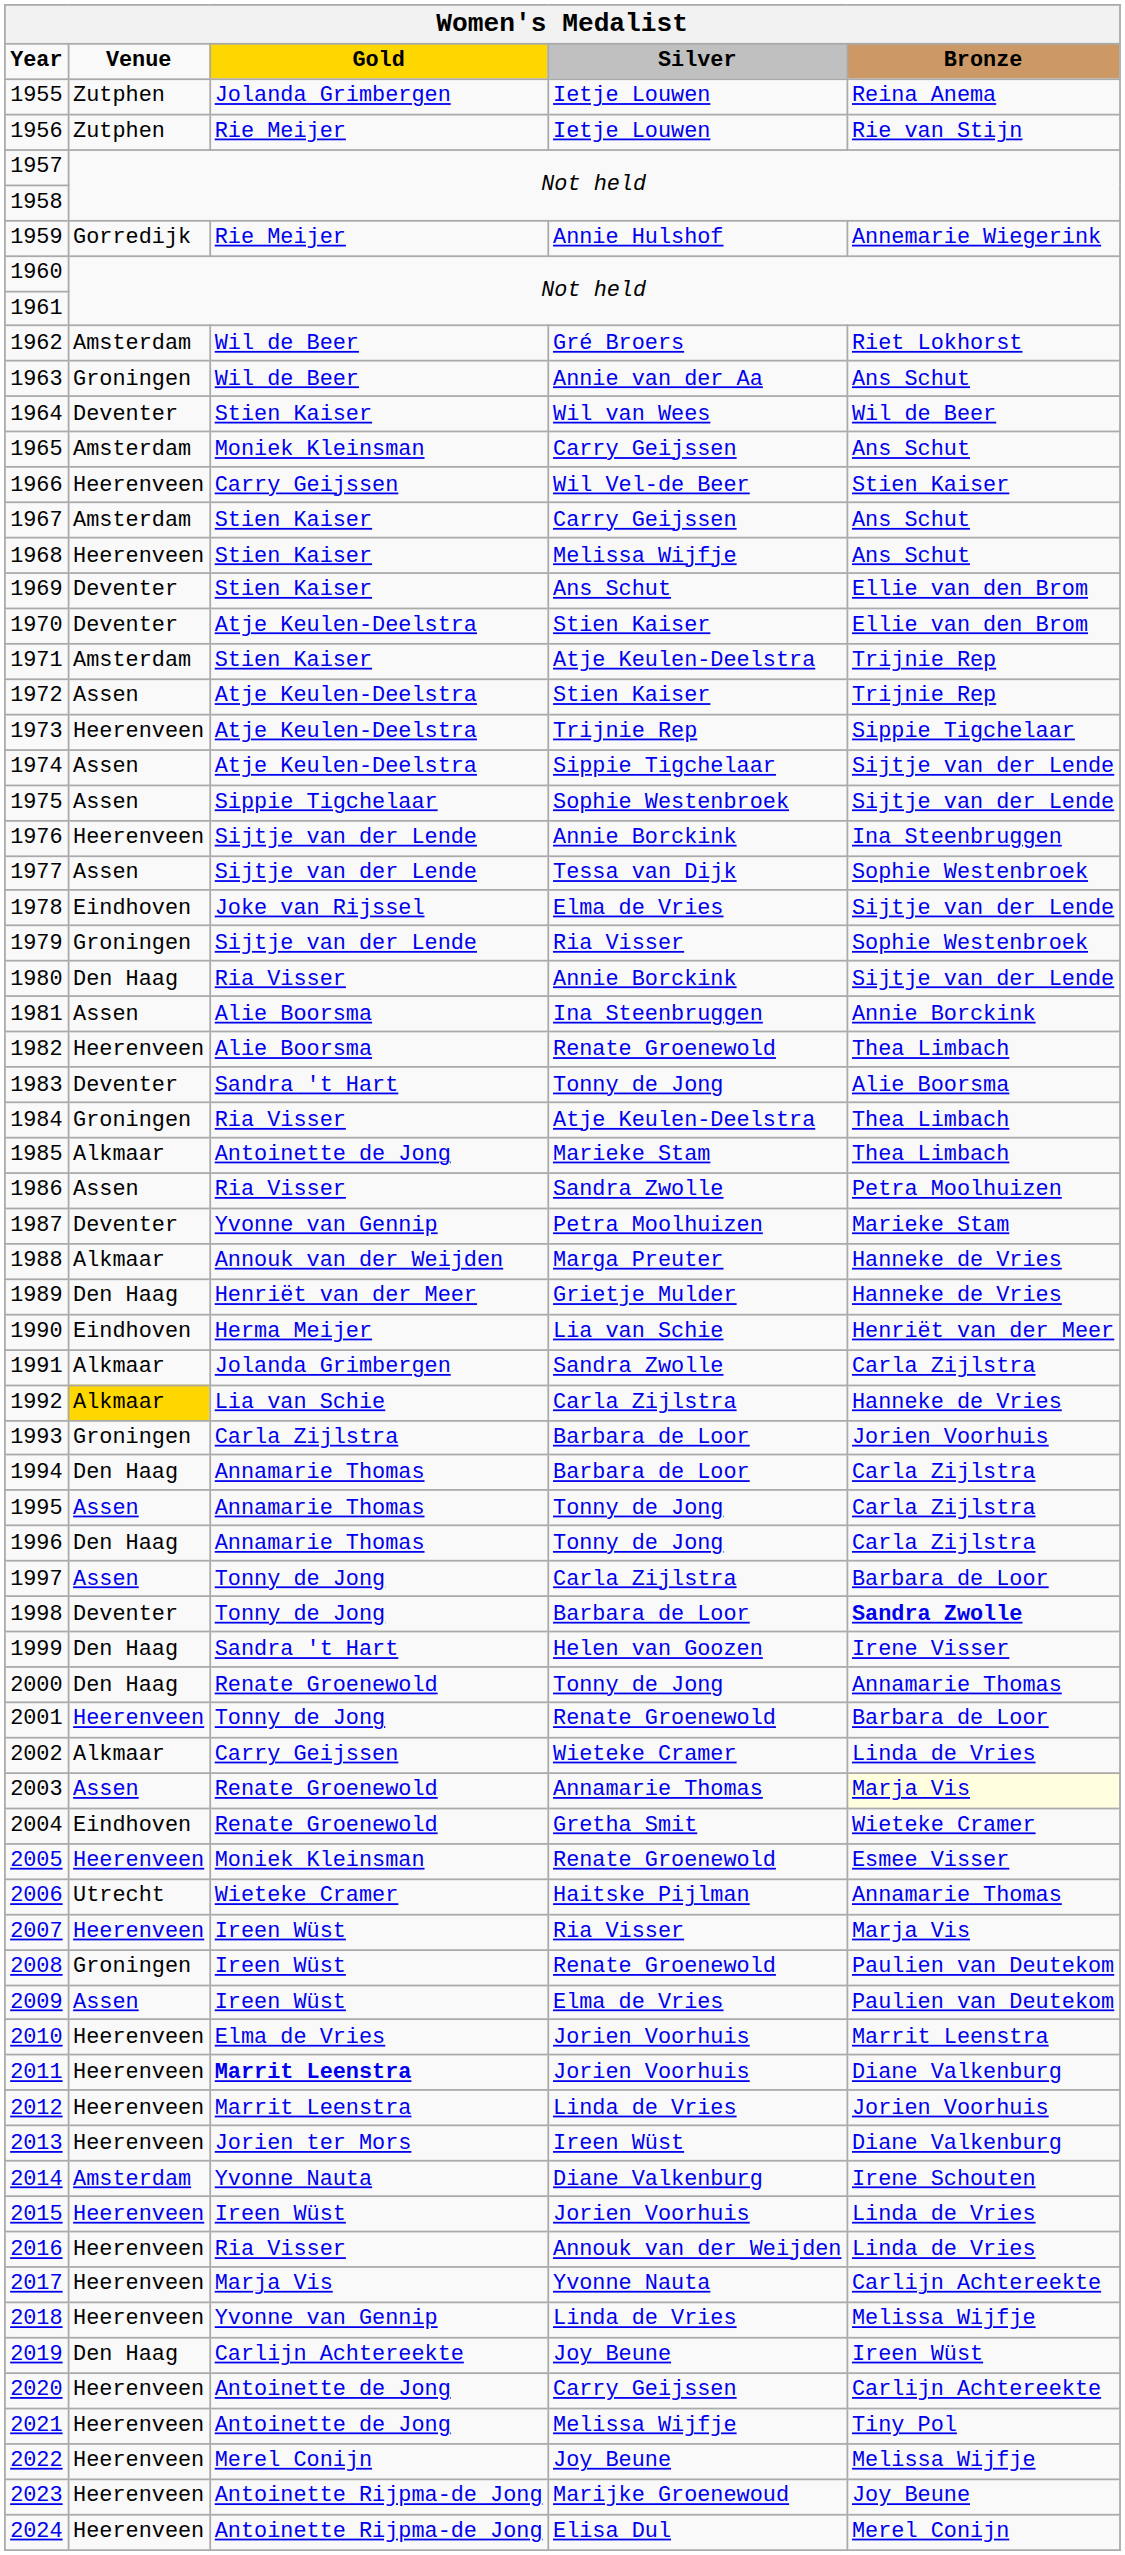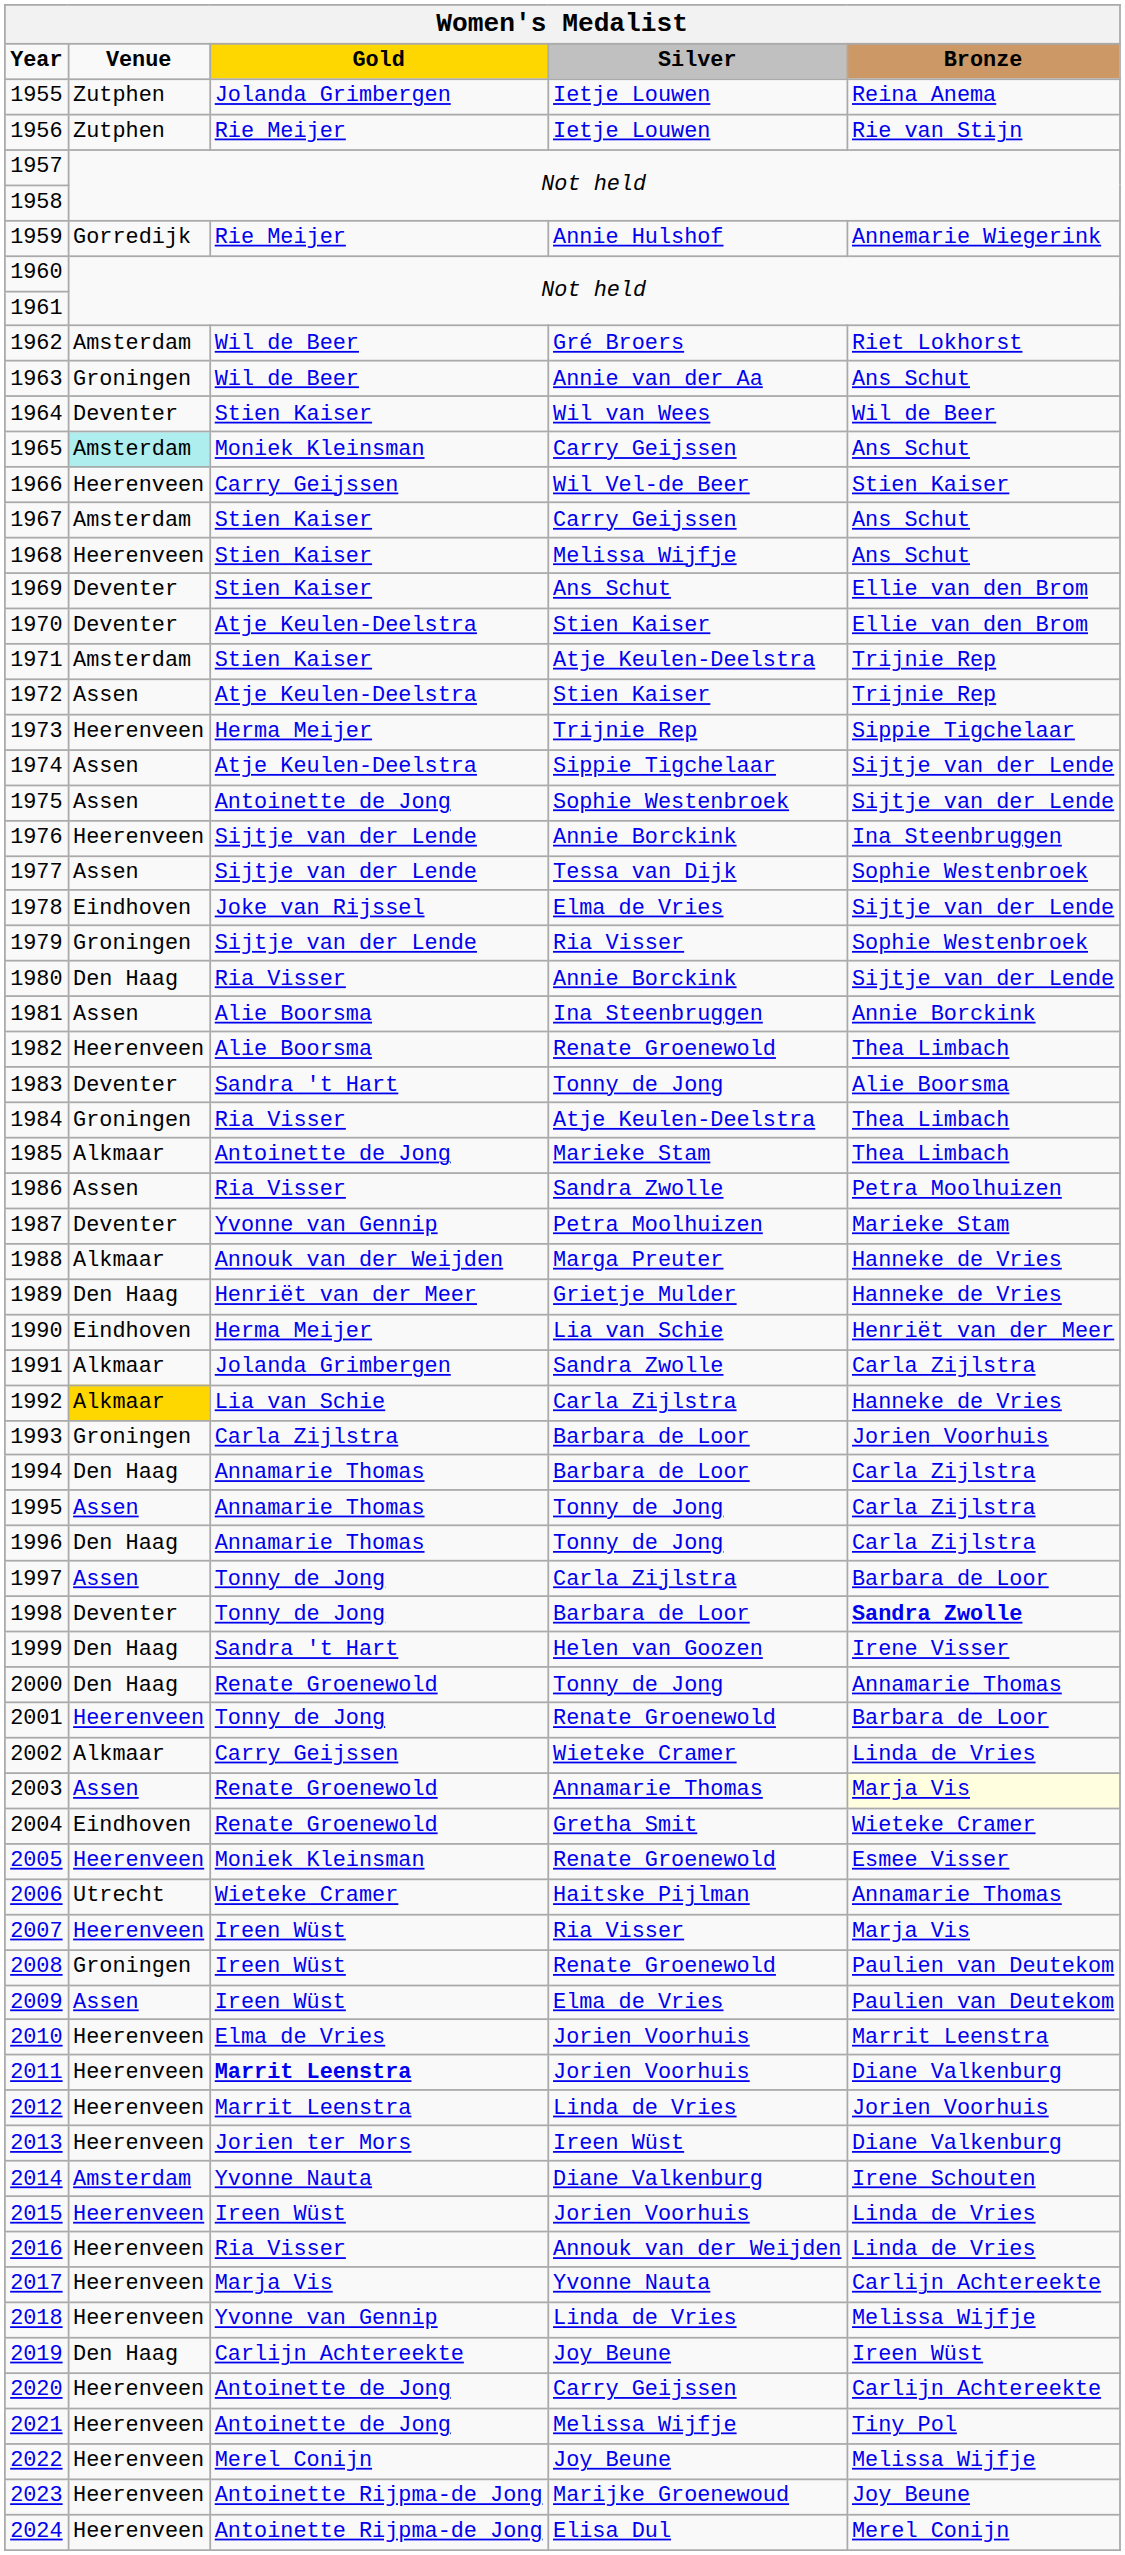(132, 450) no background -> (132, 450) paleturquoise background
(346, 732) Atje Keulen-Deelstra -> (293, 732) Herma Meijer
(326, 803) Sippie Tigchelaar -> (333, 803) Antoinette de Jong
